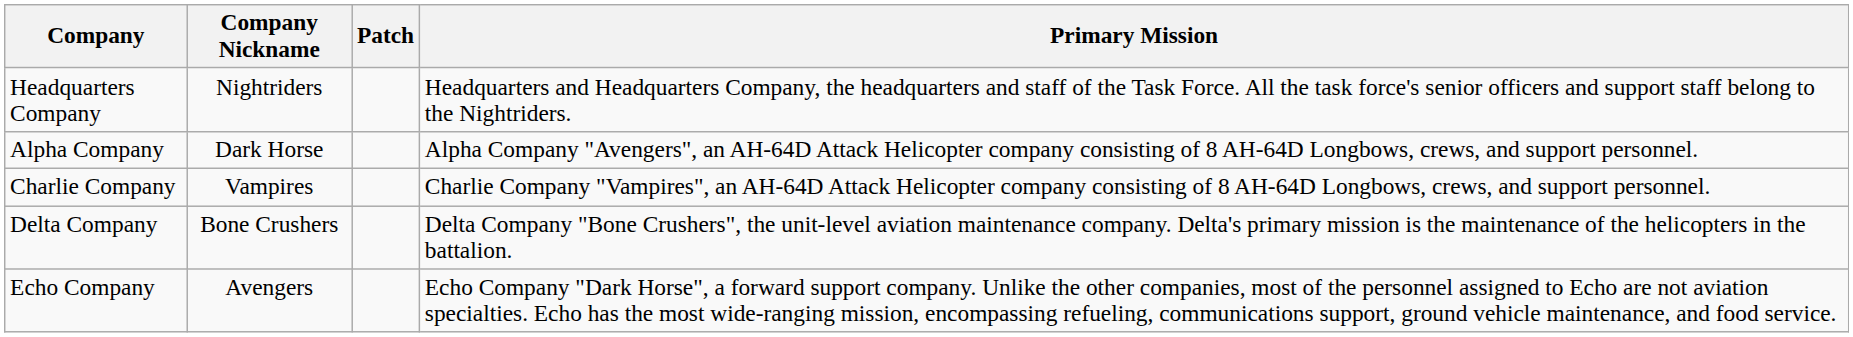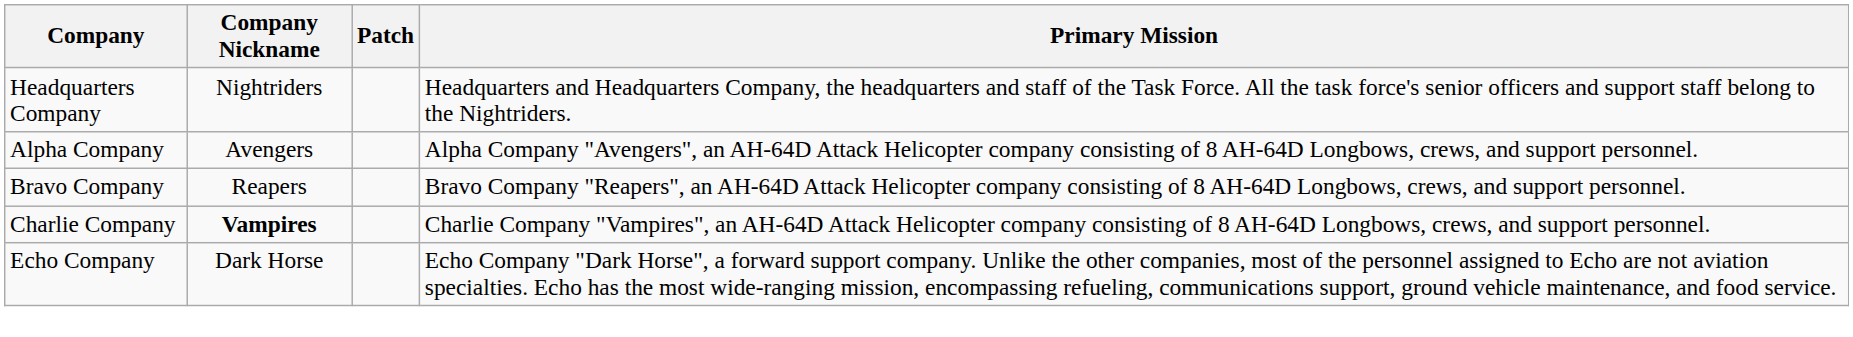(269, 149) Dark Horse -> (269, 149) Avengers
+ row: (87, 186)
(269, 186) normal -> (269, 223) bold
- row: (84, 223)
(269, 287) Avengers -> (269, 260) Dark Horse
